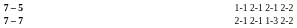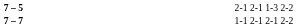(264, 8) 1-1 2-1 2-1 2-2 -> (264, 8) 2-1 2-1 1-3 2-2
(264, 21) 2-1 2-1 1-3 2-2 -> (264, 21) 1-1 2-1 2-1 2-2
